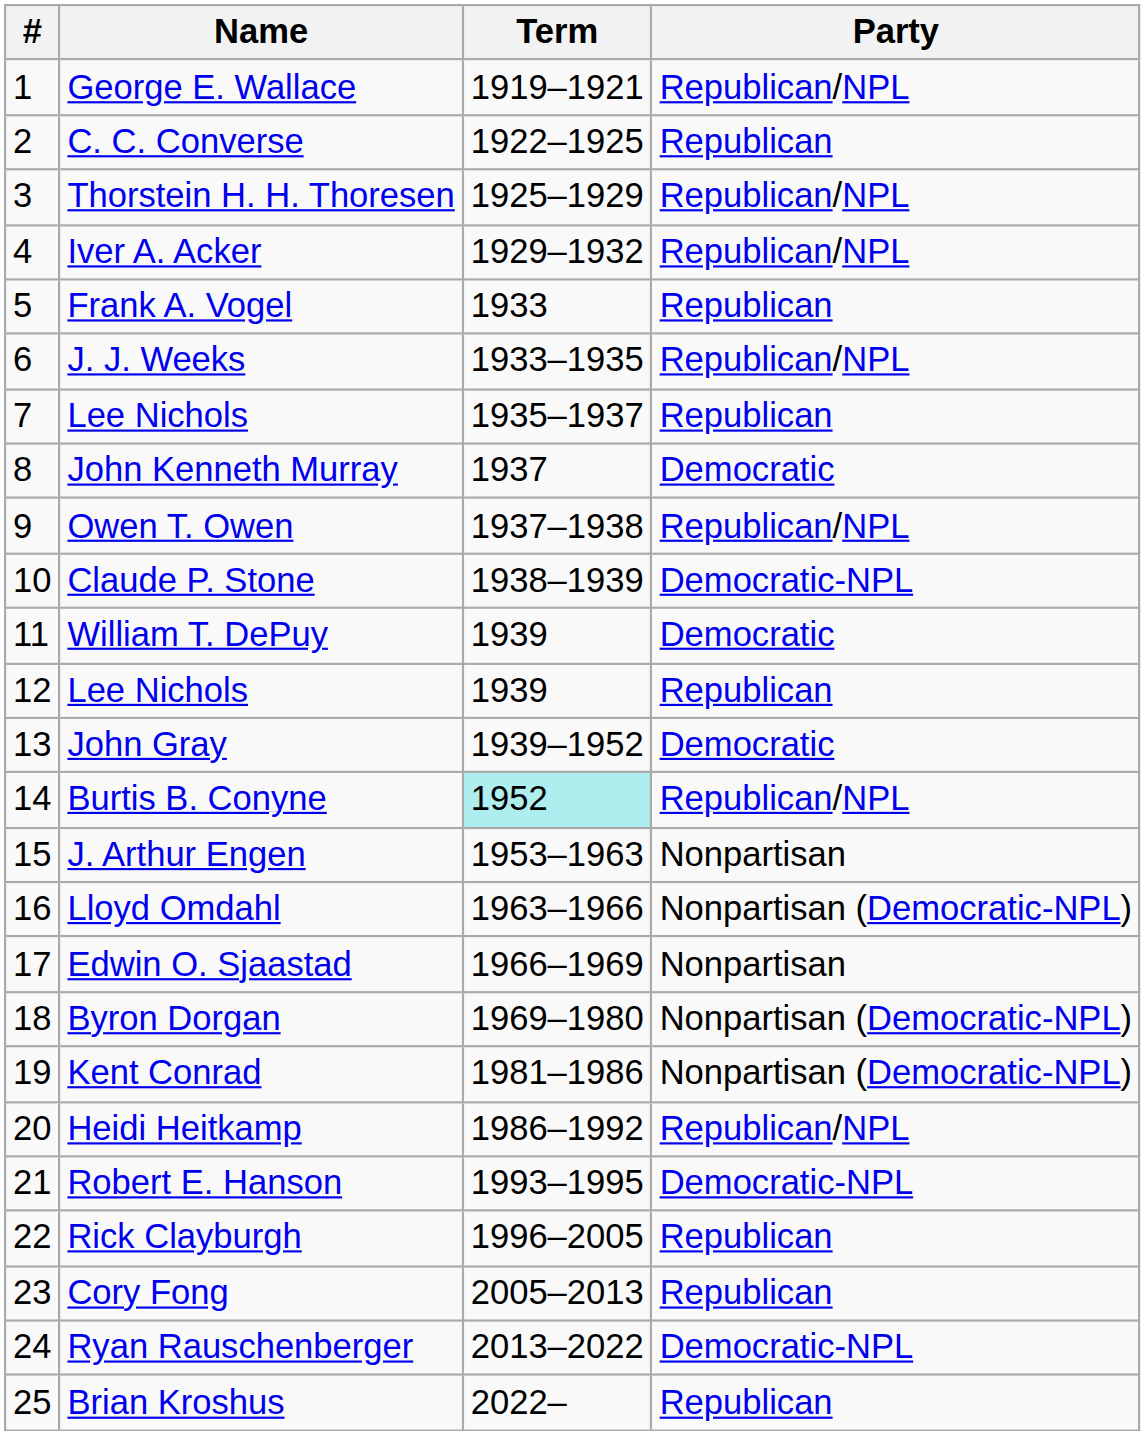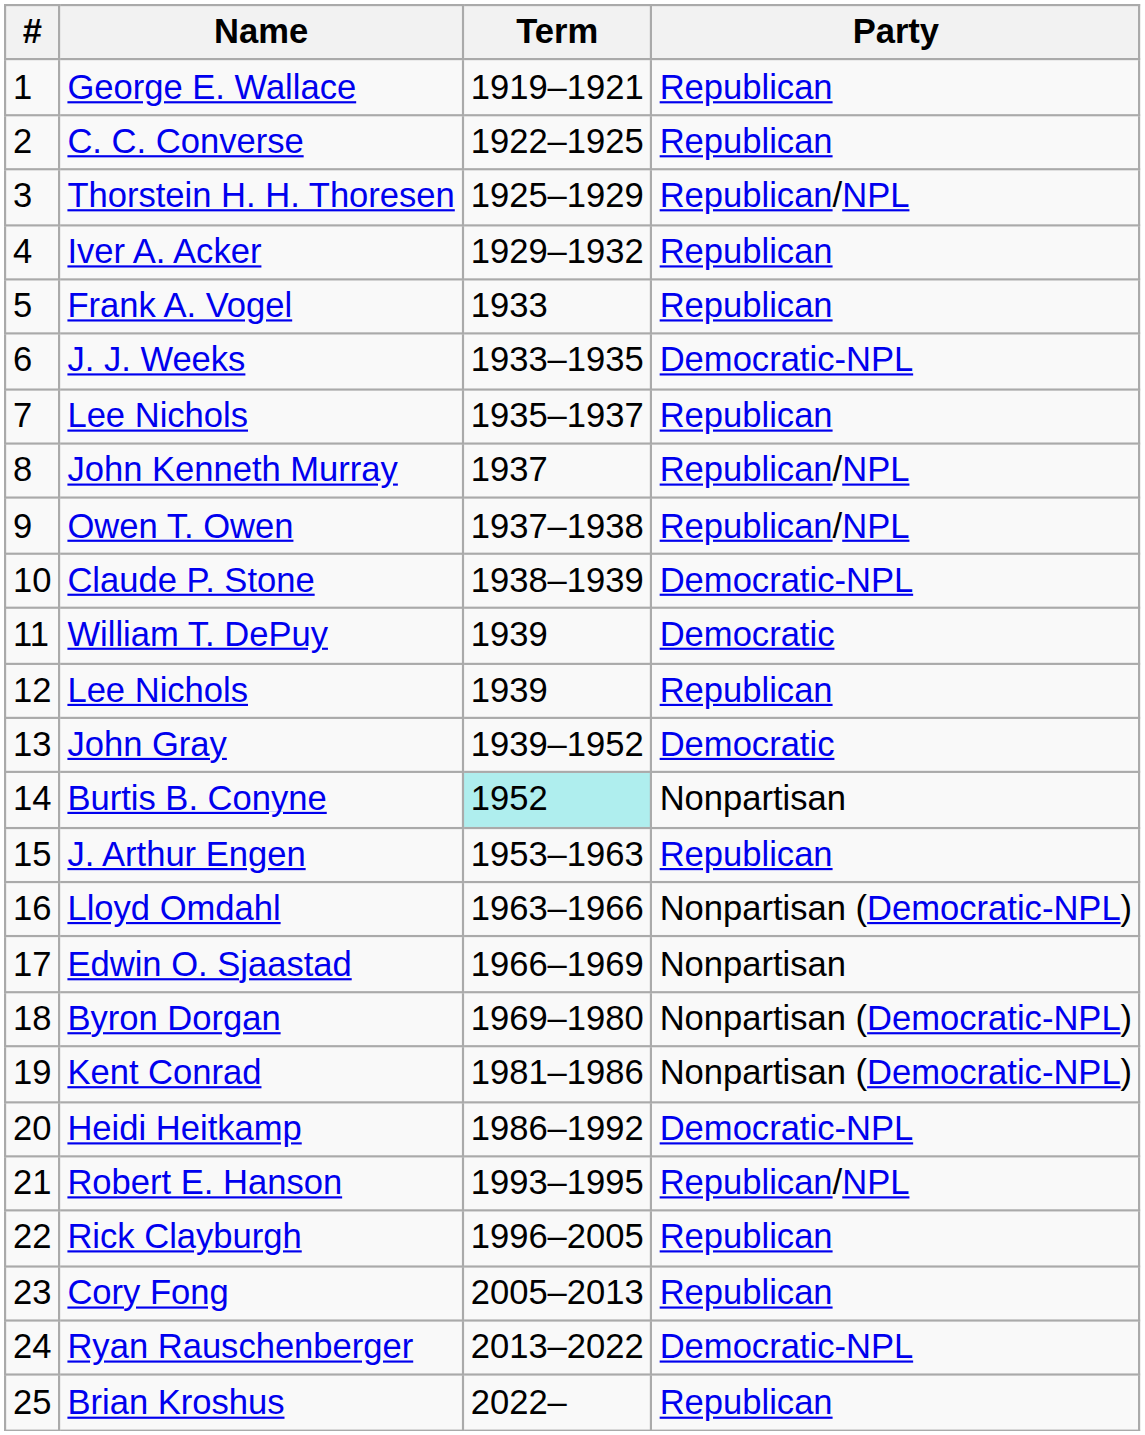(785, 86) Republican/NPL -> (746, 86) Republican
(785, 251) Republican/NPL -> (746, 251) Republican
(785, 360) Republican/NPL -> (786, 360) Democratic-NPL
(747, 470) Democratic -> (785, 470) Republican/NPL
(785, 799) Republican/NPL -> (753, 799) Nonpartisan
(753, 854) Nonpartisan -> (746, 854) Republican
(785, 1128) Republican/NPL -> (786, 1128) Democratic-NPL
(786, 1182) Democratic-NPL -> (785, 1182) Republican/NPL
